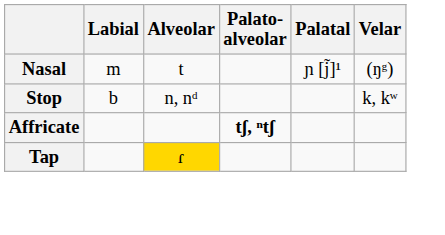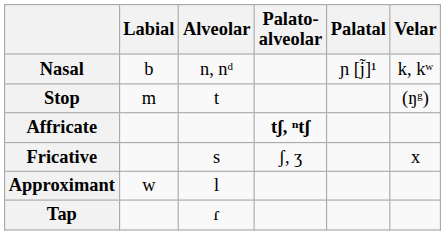(113, 68) m -> (149, 68) b
(181, 68) t -> (217, 68) n, nᵈ
(380, 68) (ŋᵍ) -> (415, 68) k, kʷ
(113, 98) b -> (149, 98) m
(181, 98) n, nᵈ -> (217, 98) t
(380, 98) k, kʷ -> (415, 98) (ŋᵍ)
+ row: (62, 156)
+ row: (62, 185)
(181, 156) gold background -> (217, 214) no background
